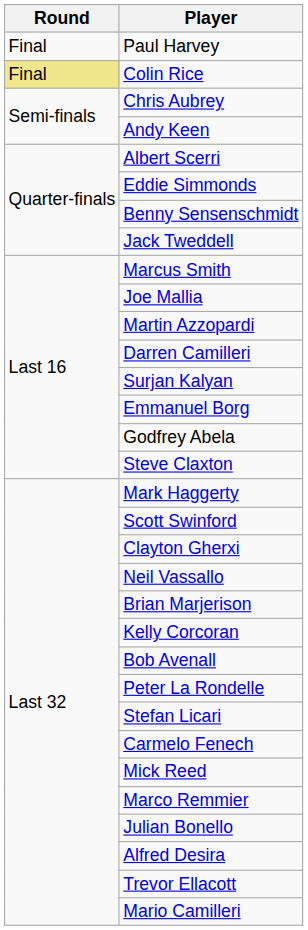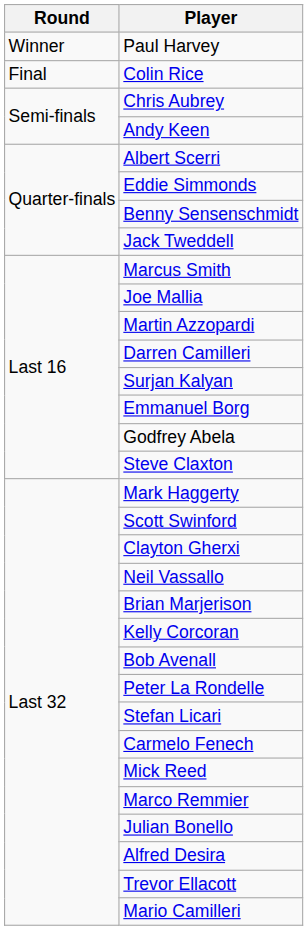(28, 46) Final -> (36, 46) Winner
(28, 74) khaki background -> (28, 74) no background
